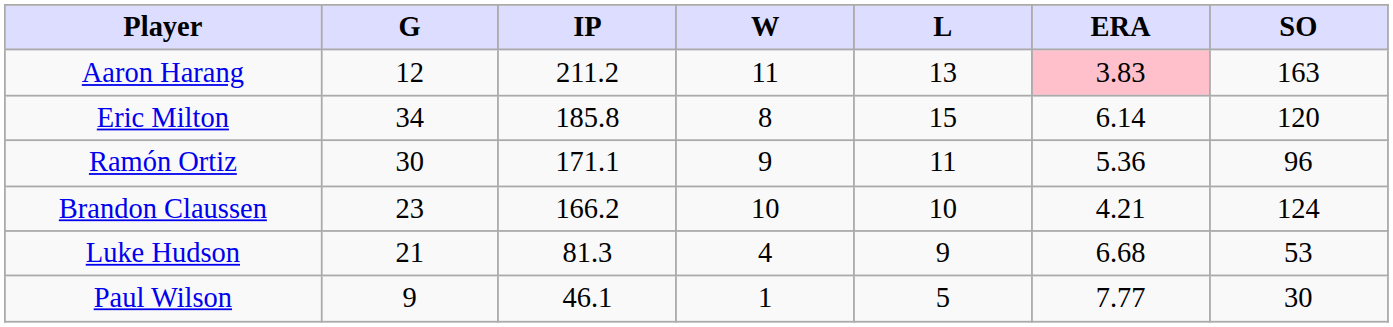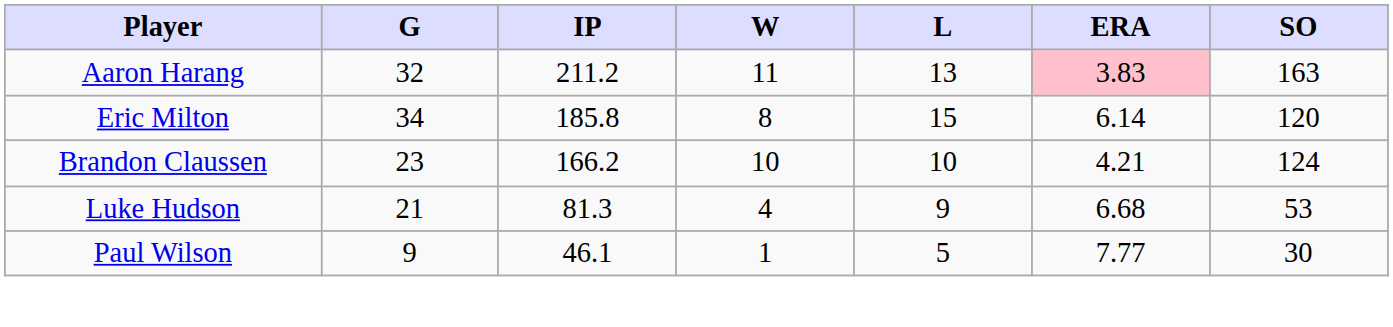(410, 72) 12 -> (410, 72) 32
- row: (163, 162)
